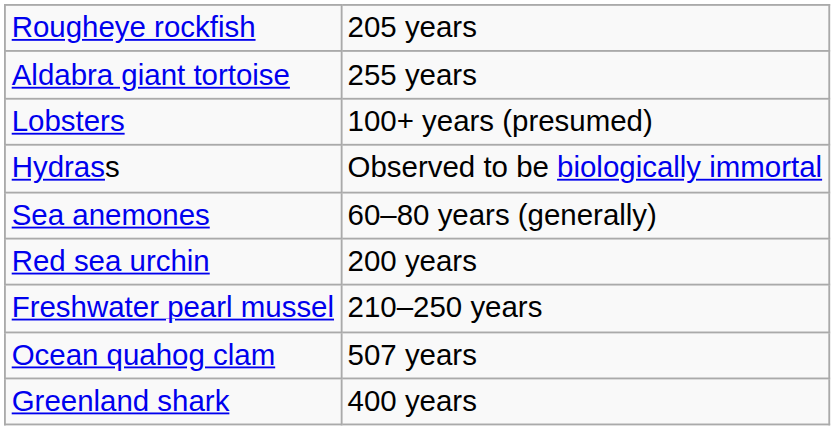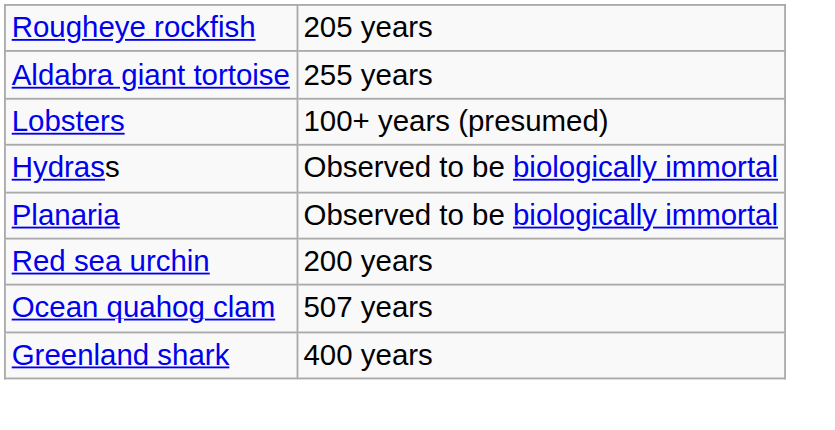+ row: (66, 214)
- row: (111, 214)
- row: (173, 307)
